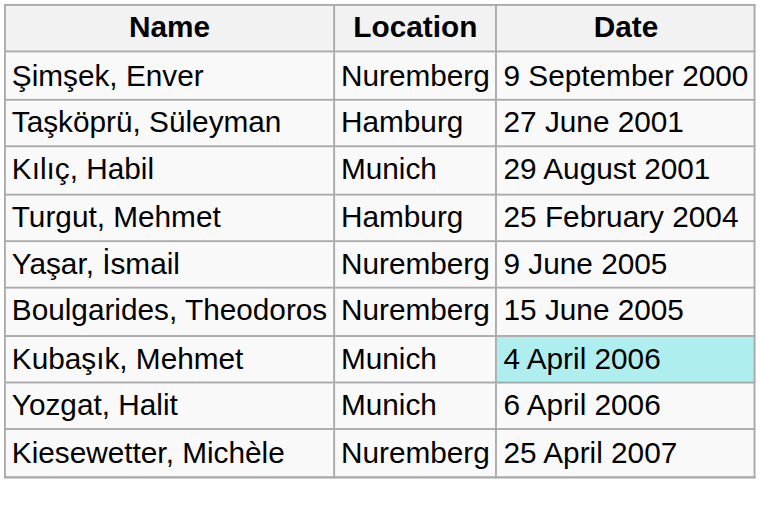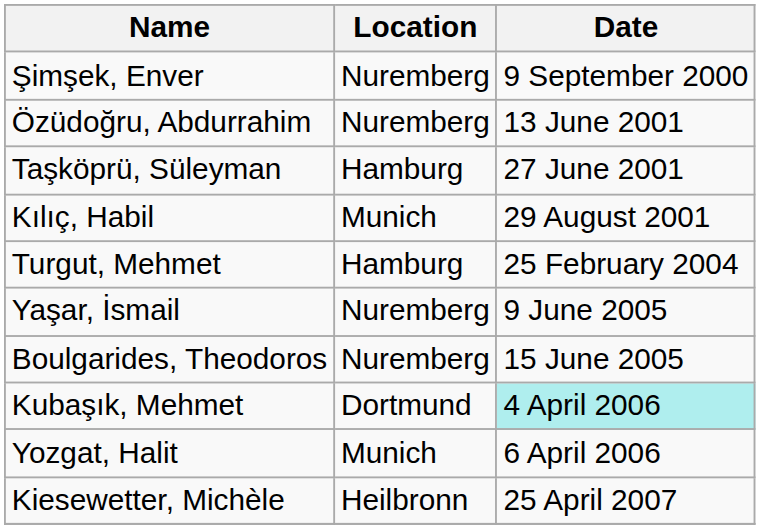+ row: (162, 122)
(389, 358) Munich -> (406, 405) Dortmund
(415, 452) Nuremberg -> (405, 500) Heilbronn
